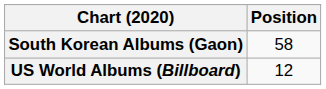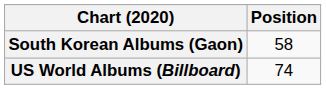(284, 71) 12 -> (284, 71) 74
